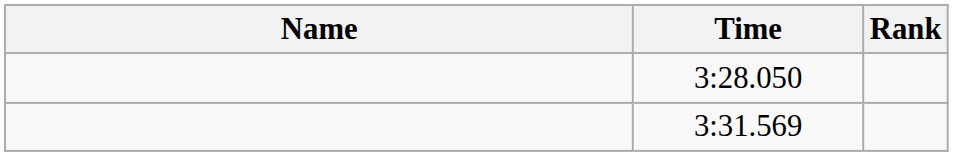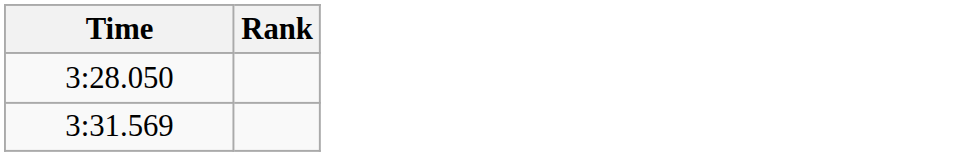- column: (319, 28)
